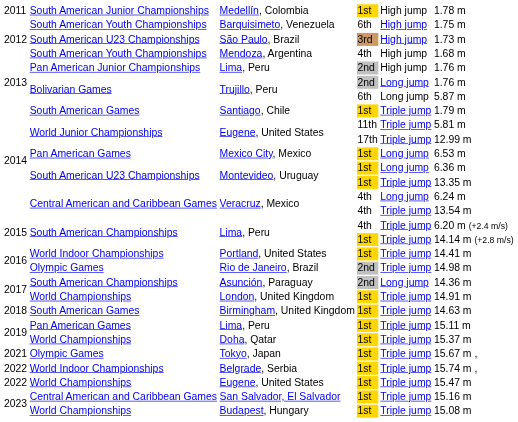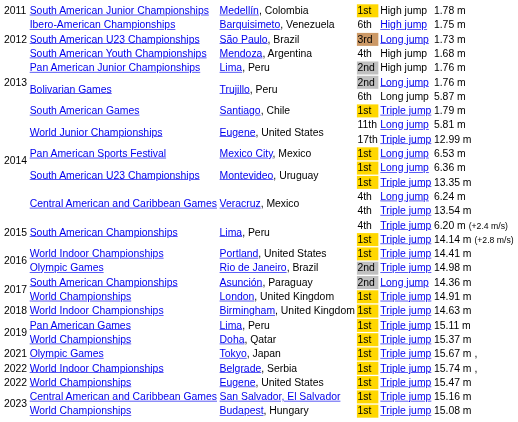(118, 25) South American Youth Championships -> (103, 25) Ibero-American Championships
(404, 39) High jump -> (405, 39) Long jump
(406, 125) Triple jump -> (405, 125) Long jump
(80, 153) Pan American Games -> (98, 153) Pan American Sports Festival
(85, 311) South American Games -> (97, 311) World Indoor Championships
